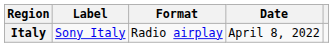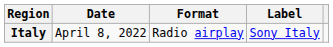columns swapped: (274, 14) <-> (90, 14)
